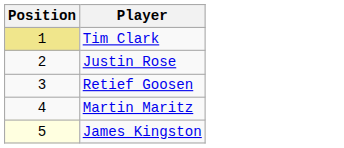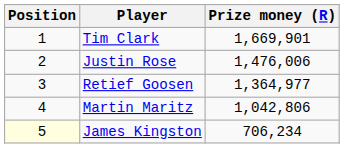+ column: (272, 16)
(42, 39) khaki background -> (42, 39) no background
